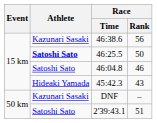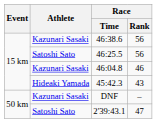(55, 54) bold -> (54, 54) normal
(139, 54) 50 -> (139, 54) 56
(54, 69) Satoshi Sato -> (60, 69) Kazunari Sasaki
(139, 111) 51 -> (139, 111) 47
